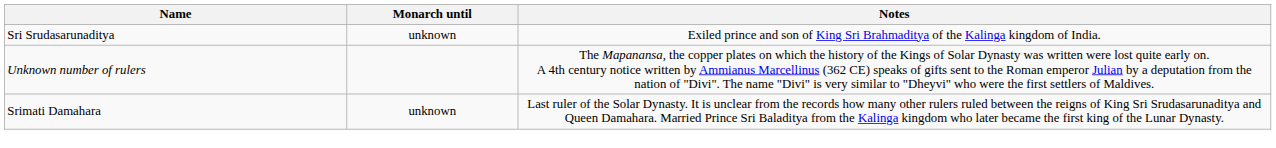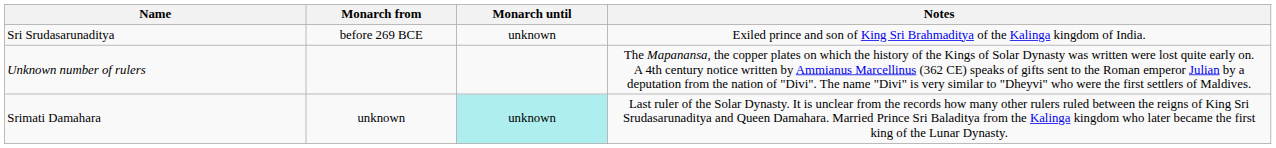+ column: (381, 14)
(432, 111) no background -> (532, 118) paleturquoise background
